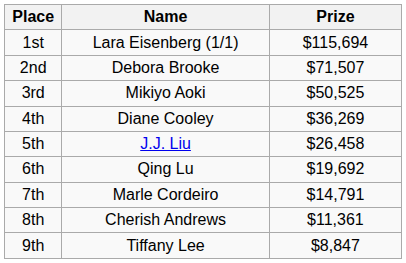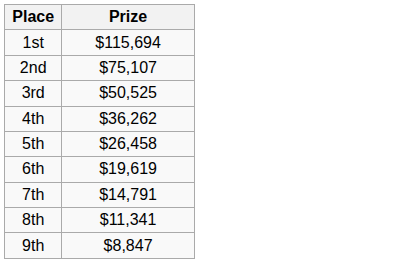- column: (166, 17)
(335, 67) $71,507 -> (128, 67) $75,107
(335, 118) $36,269 -> (128, 118) $36,262
(335, 169) $19,692 -> (128, 169) $19,619
(335, 220) $11,361 -> (128, 220) $11,341
